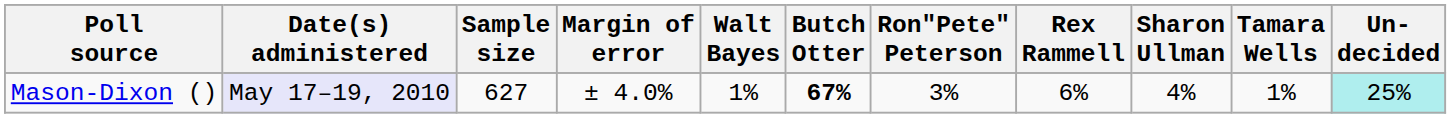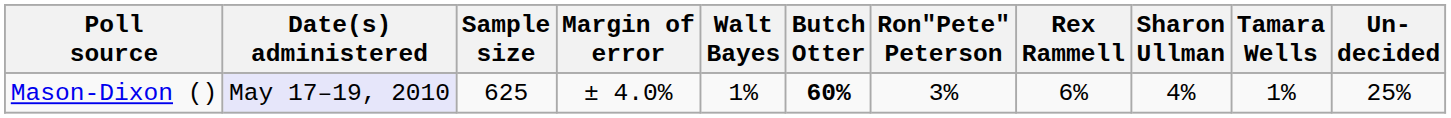(506, 93) 627 -> (506, 93) 625
(829, 93) 67% -> (829, 93) 60%
(1389, 93) paleturquoise background -> (1389, 93) no background
